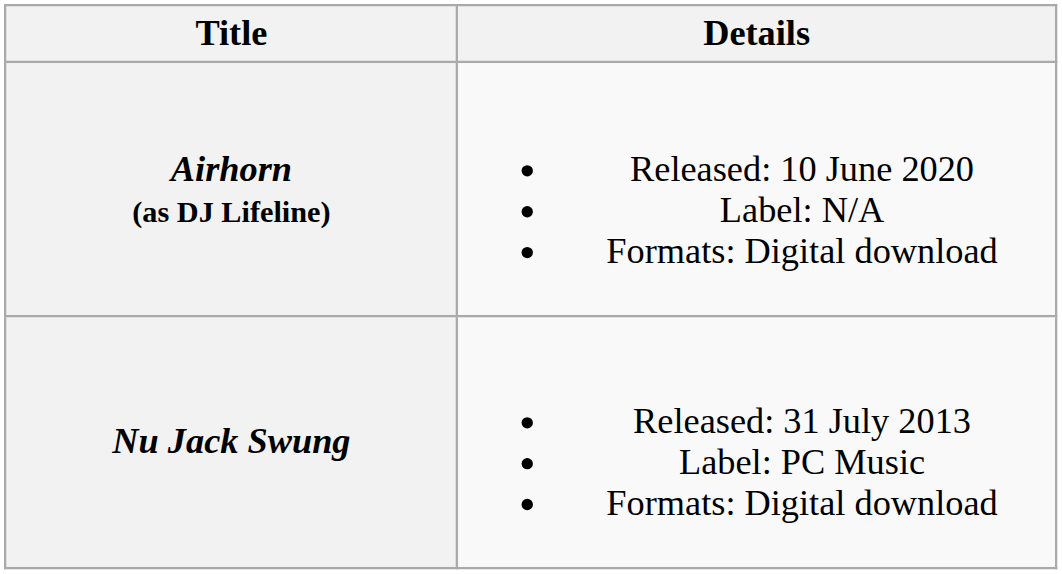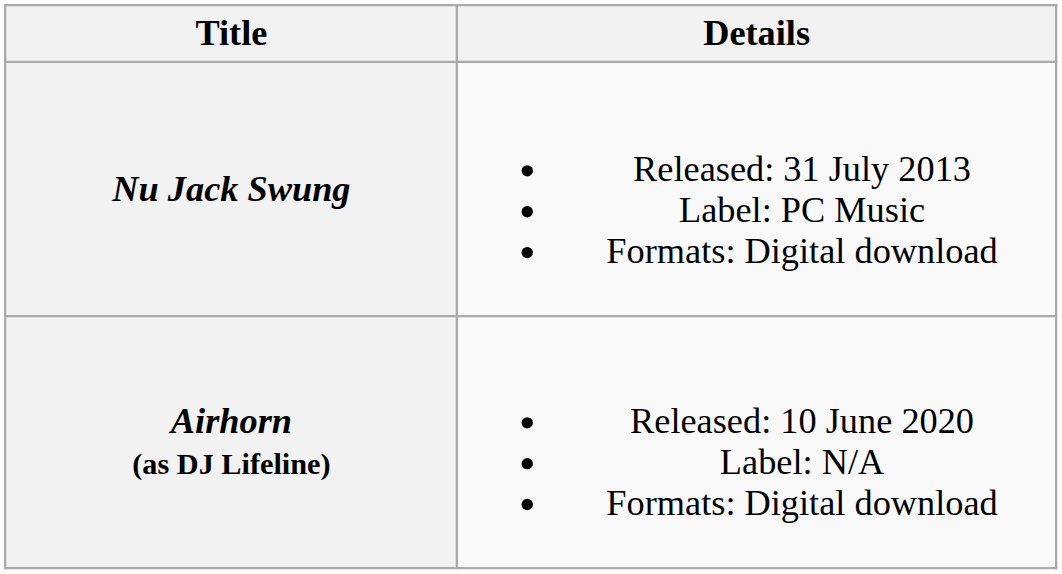rows swapped: (231, 441) <-> (231, 188)
